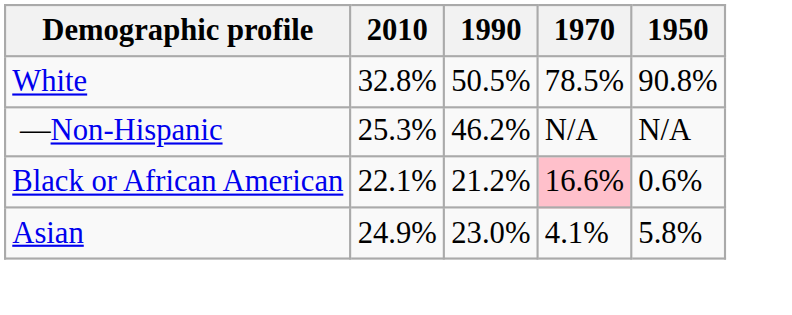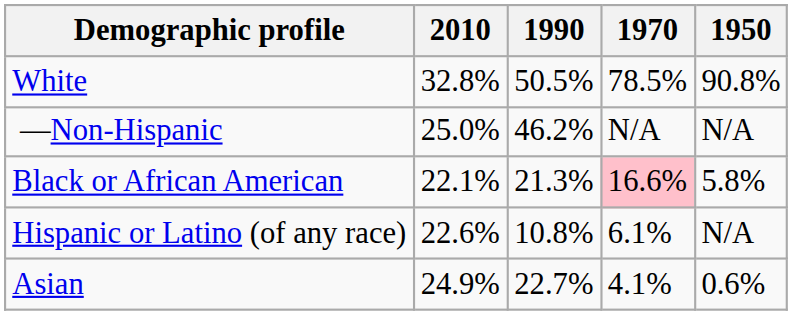(397, 131) 25.3% -> (460, 131) 25.0%
(491, 181) 21.2% -> (554, 181) 21.3%
(670, 181) 0.6% -> (733, 181) 5.8%
+ row: (209, 232)
(491, 232) 23.0% -> (554, 283) 22.7%
(670, 232) 5.8% -> (733, 283) 0.6%
